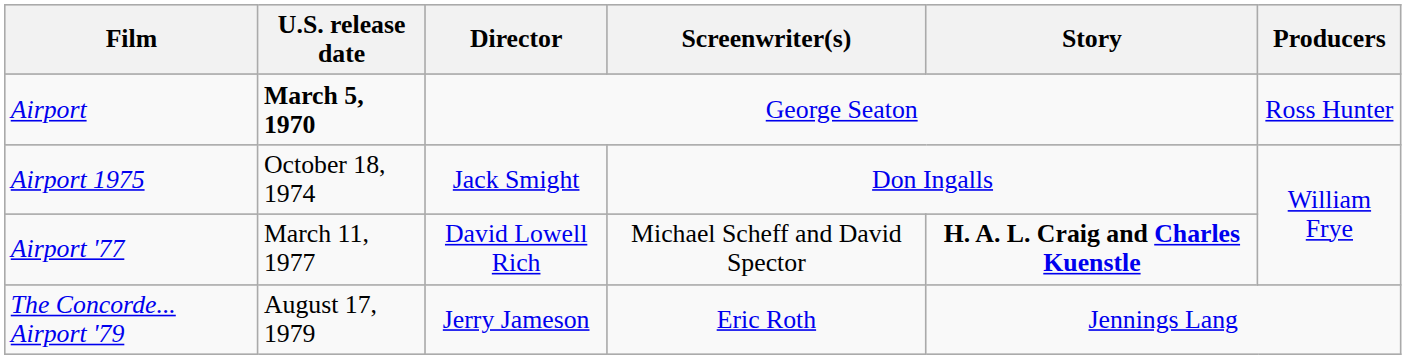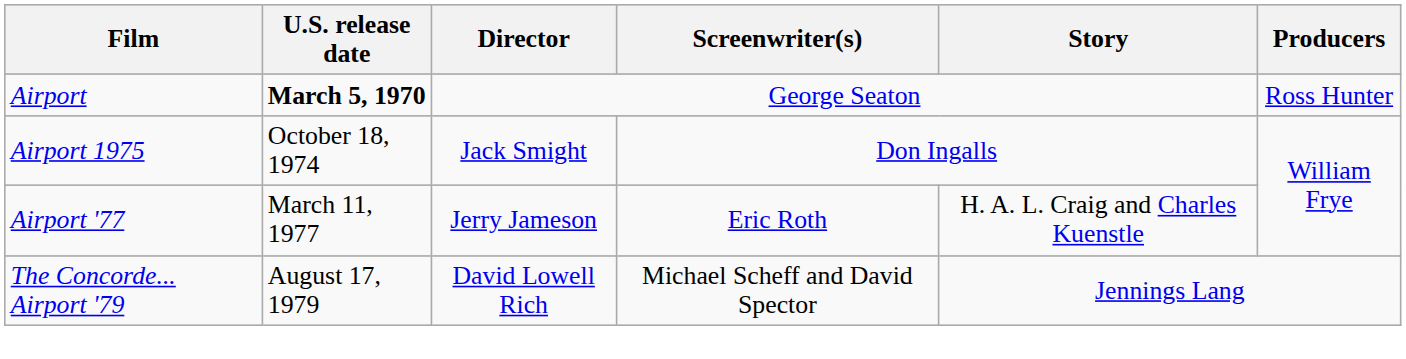(516, 248) David Lowell Rich -> (524, 219) Jerry Jameson
(766, 248) Michael Scheff and David Spector -> (777, 219) Eric Roth
(1092, 248) bold -> (1098, 219) normal
(516, 318) Jerry Jameson -> (524, 289) David Lowell Rich
(766, 318) Eric Roth -> (777, 289) Michael Scheff and David Spector
